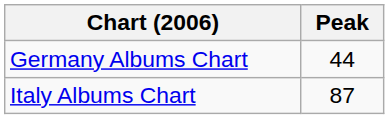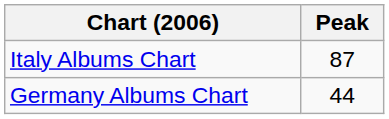rows swapped: (129, 58) <-> (103, 95)
